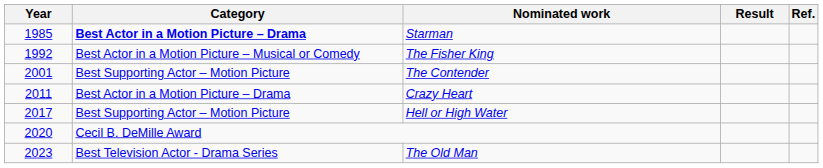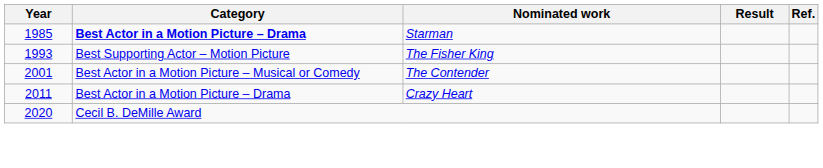(38, 53) 1992 -> (38, 53) 1993
(218, 53) Best Actor in a Motion Picture – Musical or Comedy -> (183, 53) Best Supporting Actor – Motion Picture
(183, 73) Best Supporting Actor – Motion Picture -> (218, 73) Best Actor in a Motion Picture – Musical or Comedy
- row: (457, 113)
- row: (442, 152)
